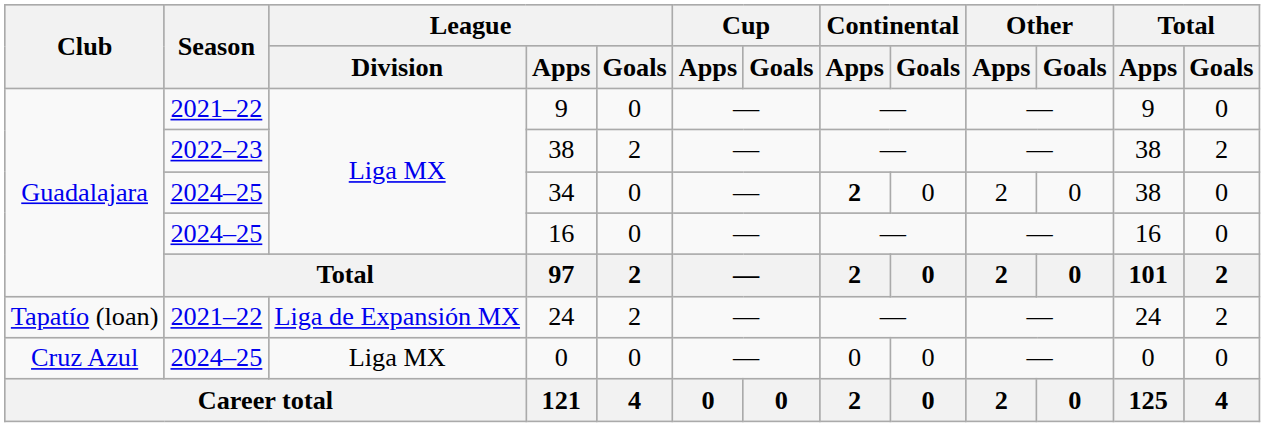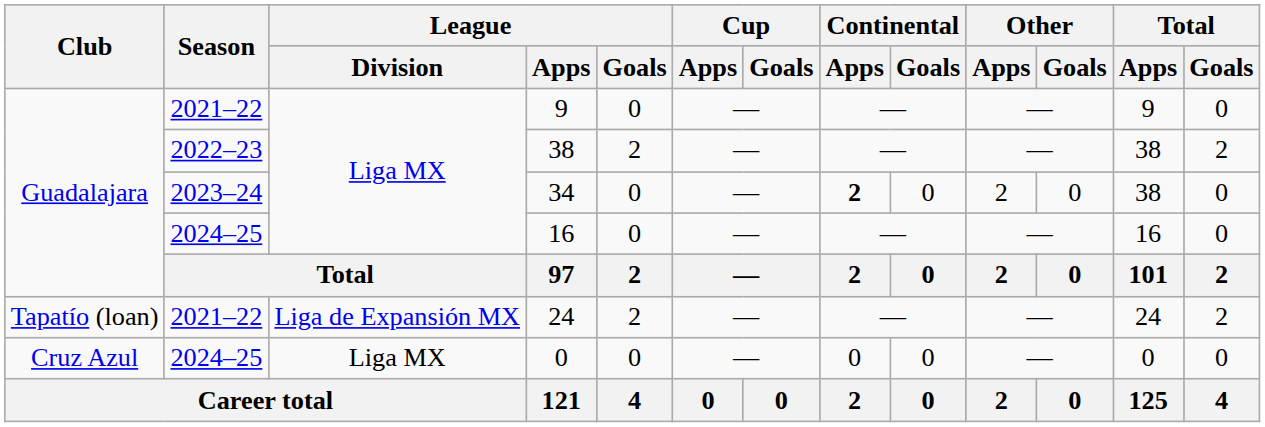(216, 191) 2024–25 -> (216, 191) 2023–24
